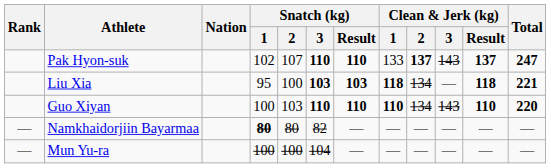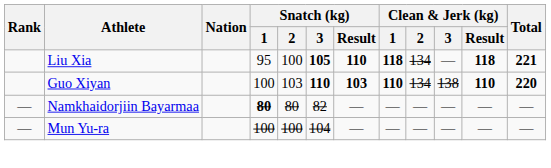- row: (88, 60)
(320, 83) 103 -> (320, 60) 105
(356, 83) 103 -> (356, 60) 110
(356, 106) 110 -> (356, 83) 103
(449, 106) 143 -> (448, 83) 138
